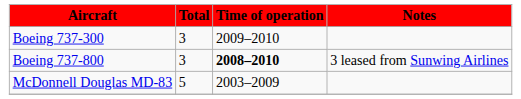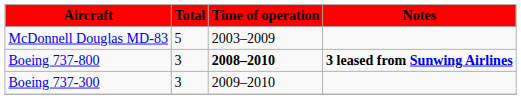rows swapped: (58, 37) <-> (92, 82)
(419, 60) normal -> (419, 60) bold
